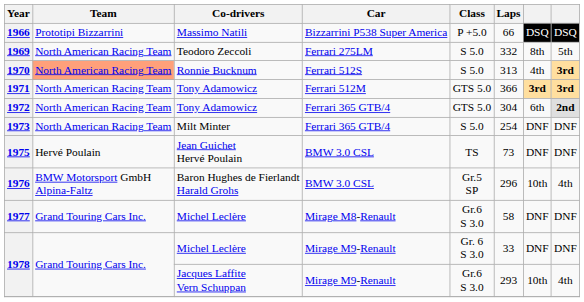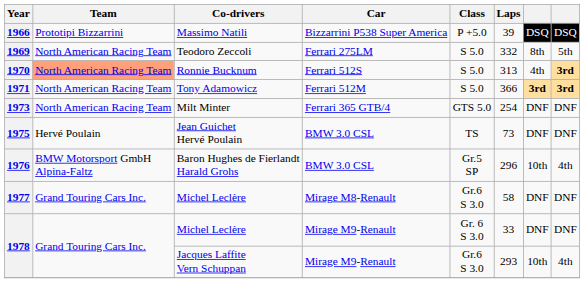(509, 33) 66 -> (509, 33) 39
(472, 89) GTS 5.0 -> (472, 89) S 5.0
- row: (18, 108)
(472, 126) S 5.0 -> (472, 108) GTS 5.0
